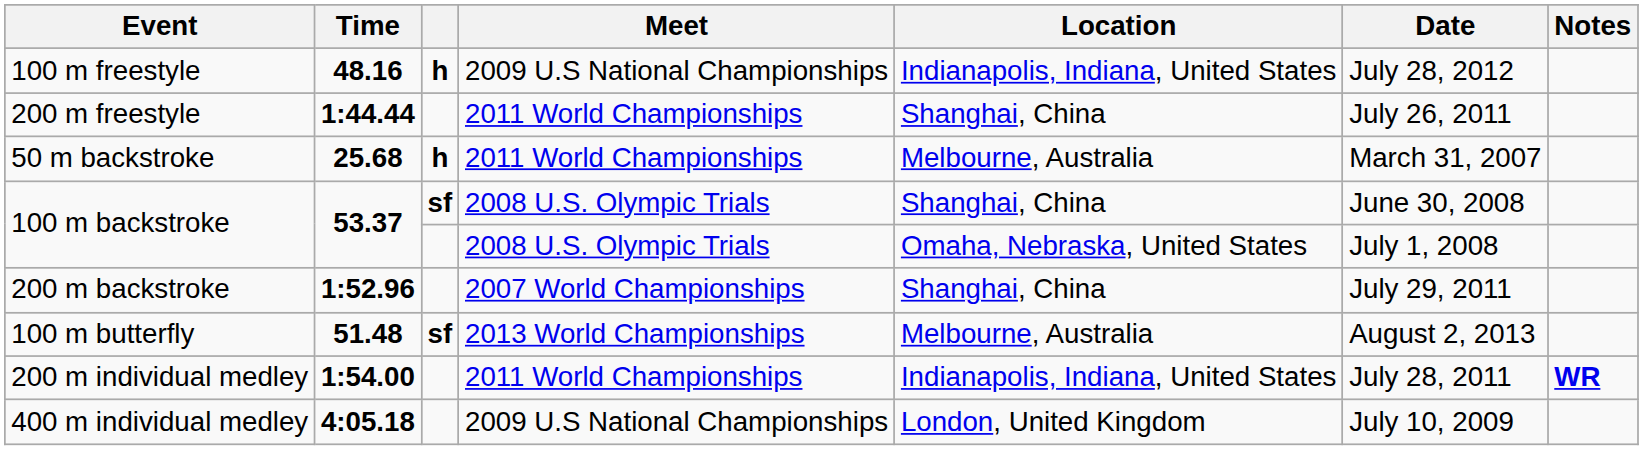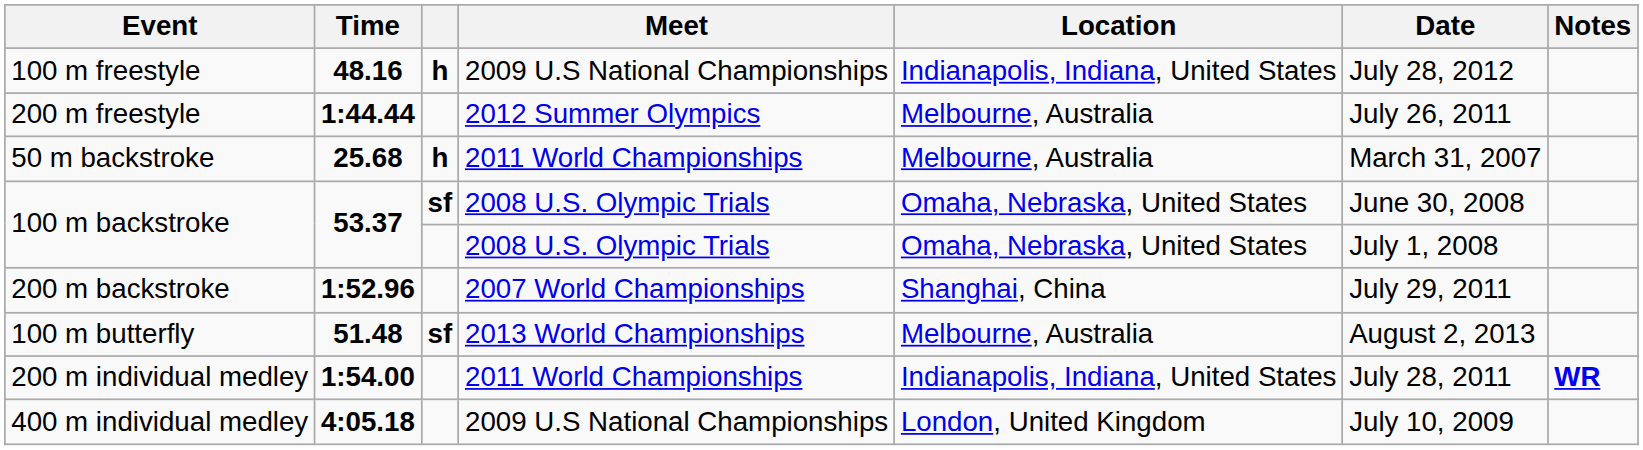(634, 114) 2011 World Championships -> (613, 114) 2012 Summer Olympics
(1003, 114) Shanghai, China -> (1027, 114) Melbourne, Australia
(1003, 202) Shanghai, China -> (1104, 202) Omaha, Nebraska, United States
